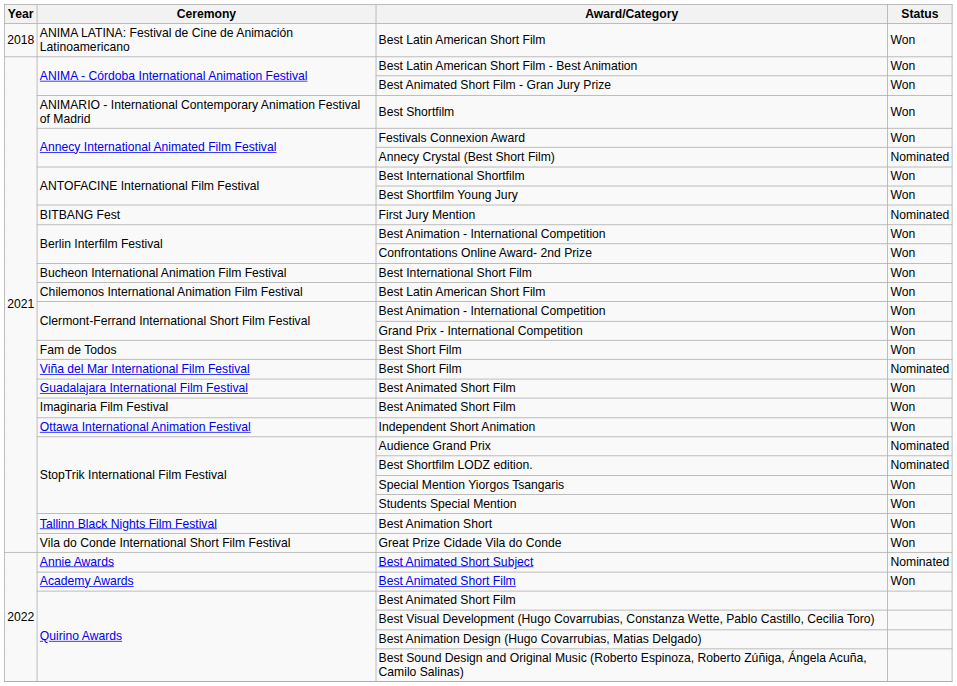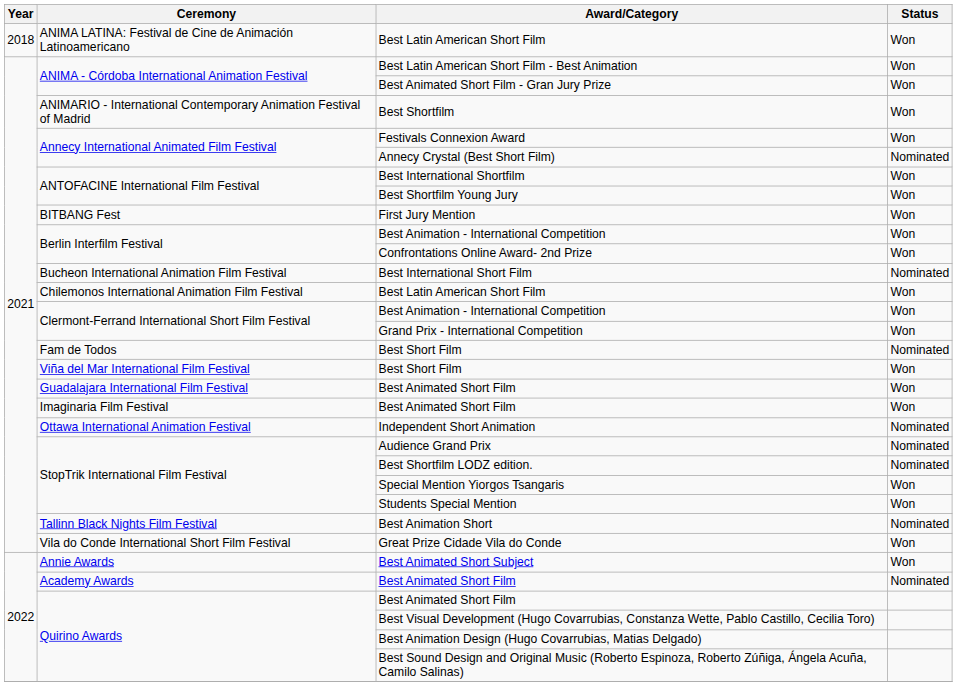(920, 215) Nominated -> (903, 215) Won
(903, 272) Won -> (920, 272) Nominated
(903, 350) Won -> (920, 350) Nominated
(920, 369) Nominated -> (903, 369) Won
(903, 427) Won -> (920, 427) Nominated
(903, 523) Won -> (920, 523) Nominated
(920, 562) Nominated -> (903, 562) Won
(903, 581) Won -> (920, 581) Nominated
